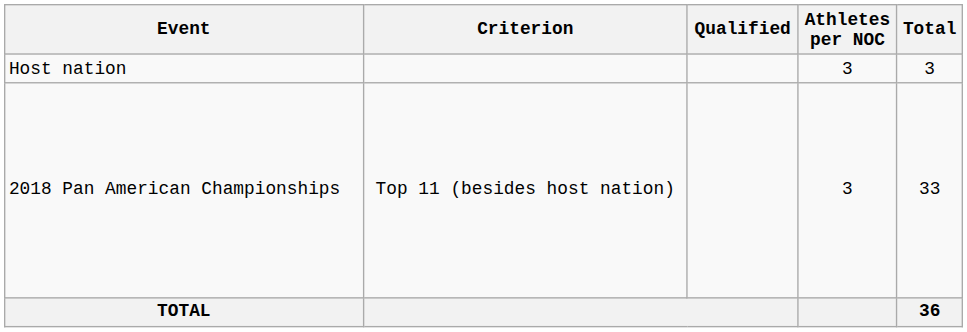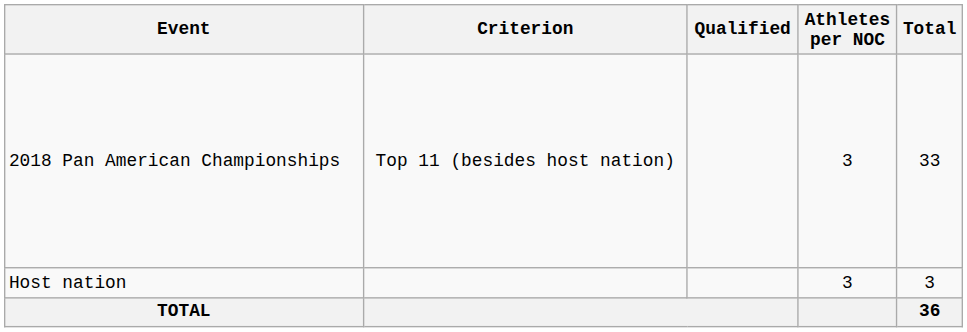rows swapped: (68, 69) <-> (175, 190)
